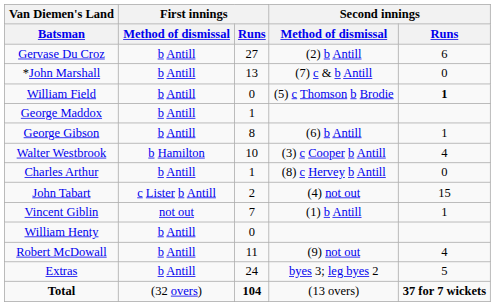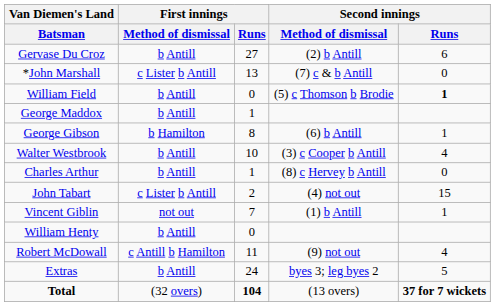(177, 73) b Antill -> (177, 73) c Lister b Antill
(177, 133) b Antill -> (177, 133) b Hamilton
(177, 152) b Hamilton -> (177, 152) b Antill
(177, 251) b Antill -> (177, 251) c Antill b Hamilton
